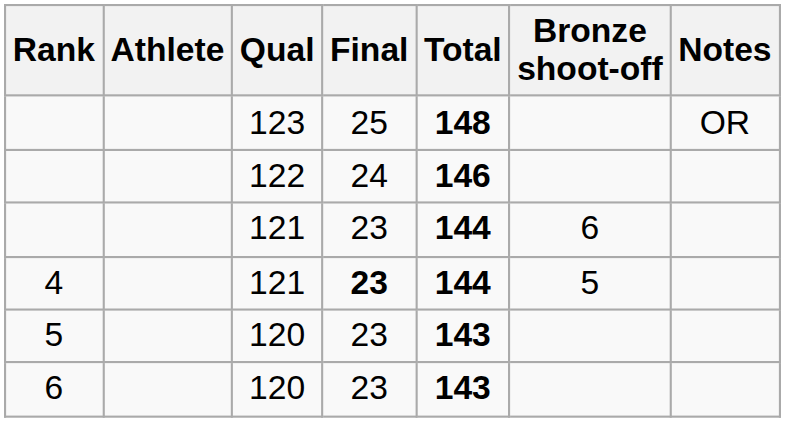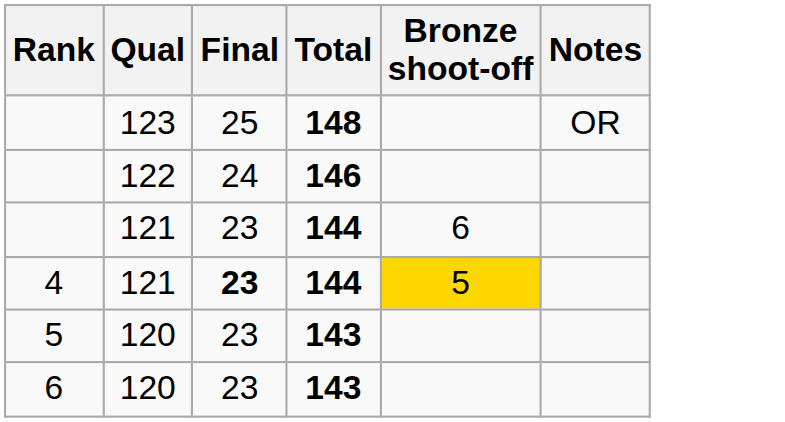- column: (167, 50)
(590, 282) no background -> (461, 282) gold background
